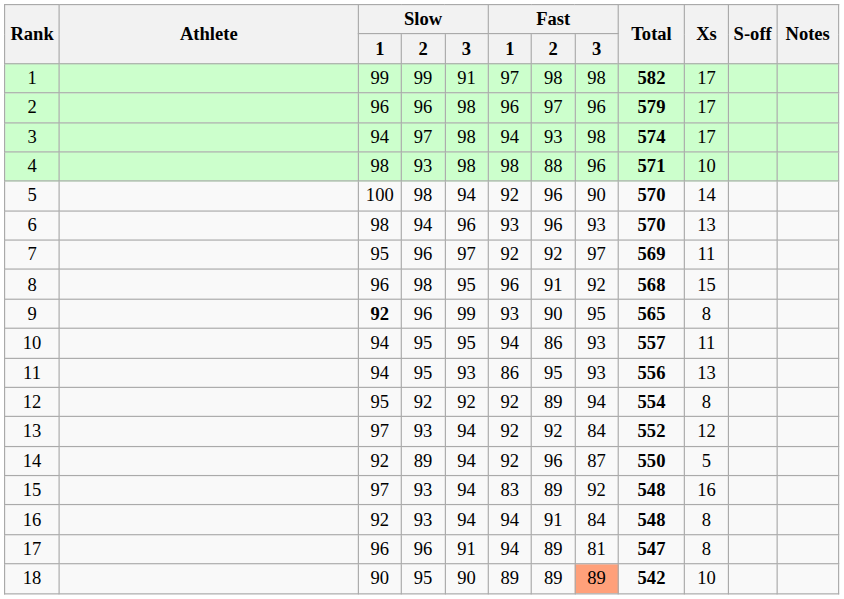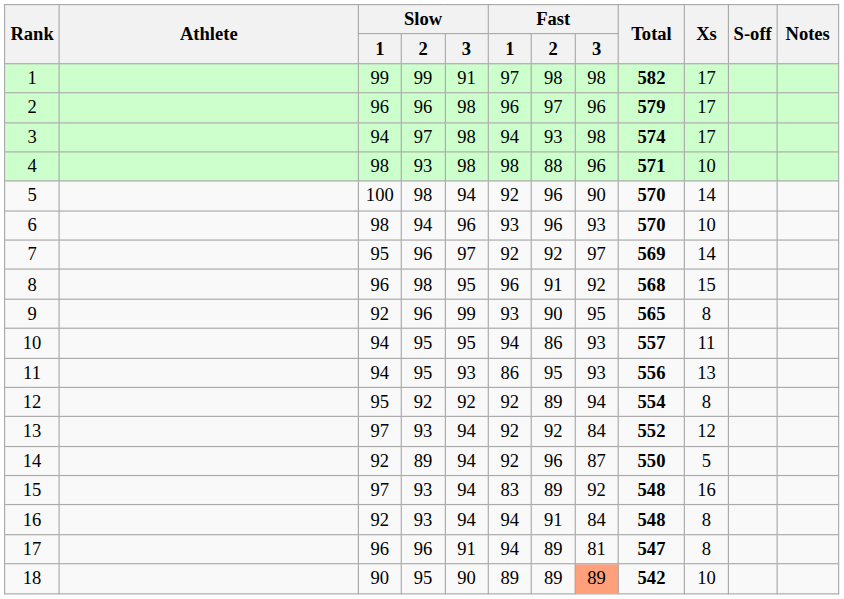(706, 225) 13 -> (706, 225) 10
(706, 254) 11 -> (706, 254) 14
(380, 313) bold -> (380, 313) normal
